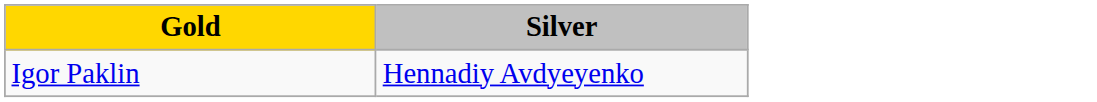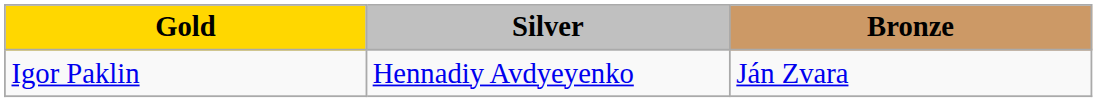+ column: (911, 27)
